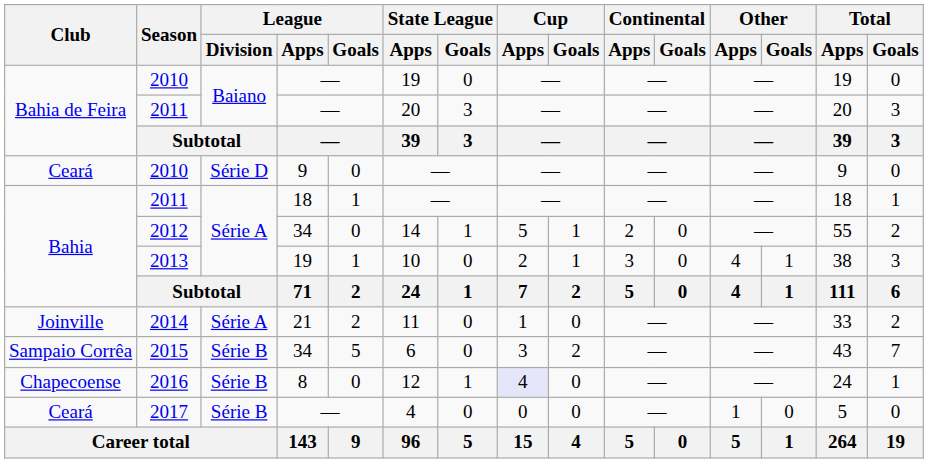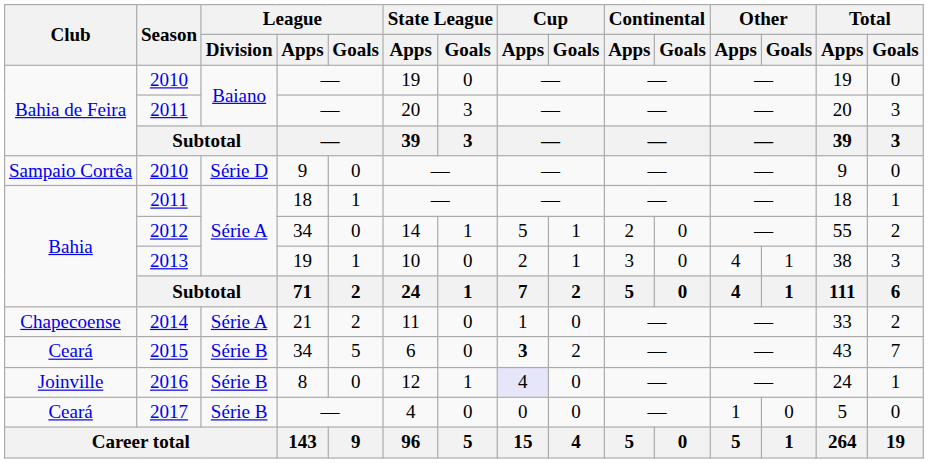(71, 170) Ceará -> (71, 170) Sampaio Corrêa
(71, 321) Joinville -> (71, 321) Chapecoense
(71, 351) Sampaio Corrêa -> (71, 351) Ceará
(523, 351) normal -> (523, 351) bold
(71, 381) Chapecoense -> (71, 381) Joinville
